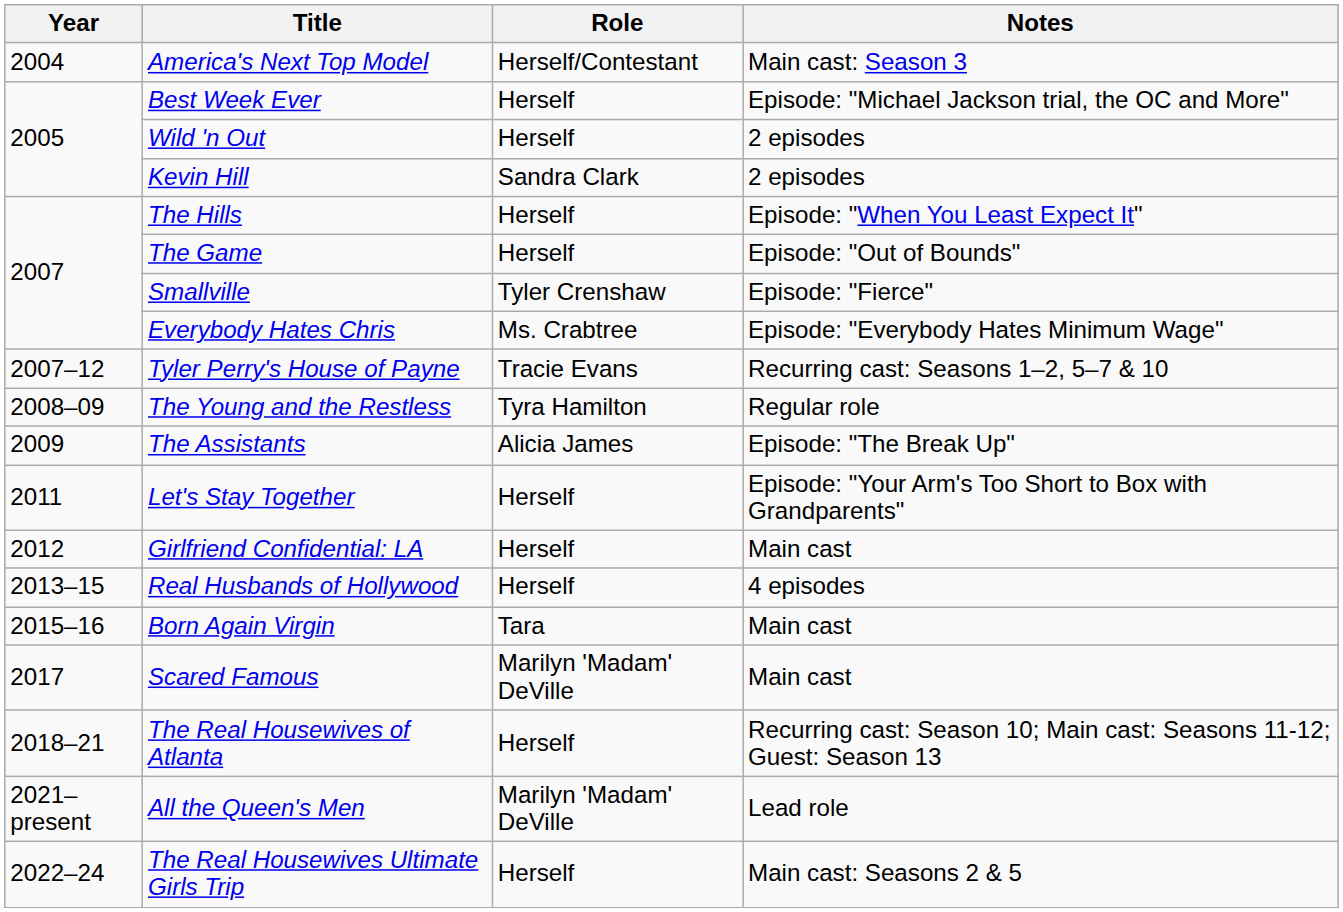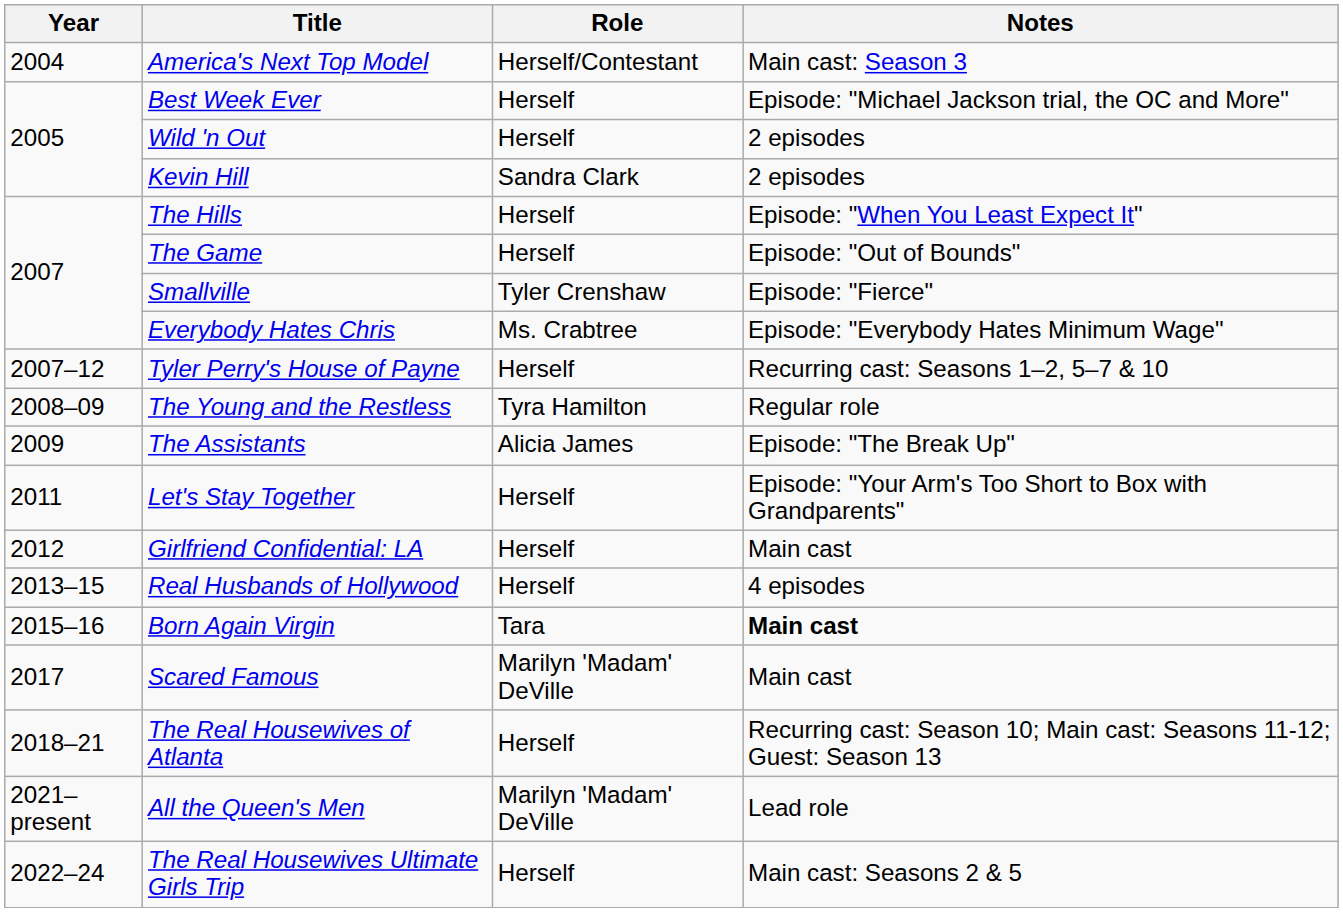(568, 368) Tracie Evans -> (536, 368) Herself
(800, 625) normal -> (803, 625) bold
